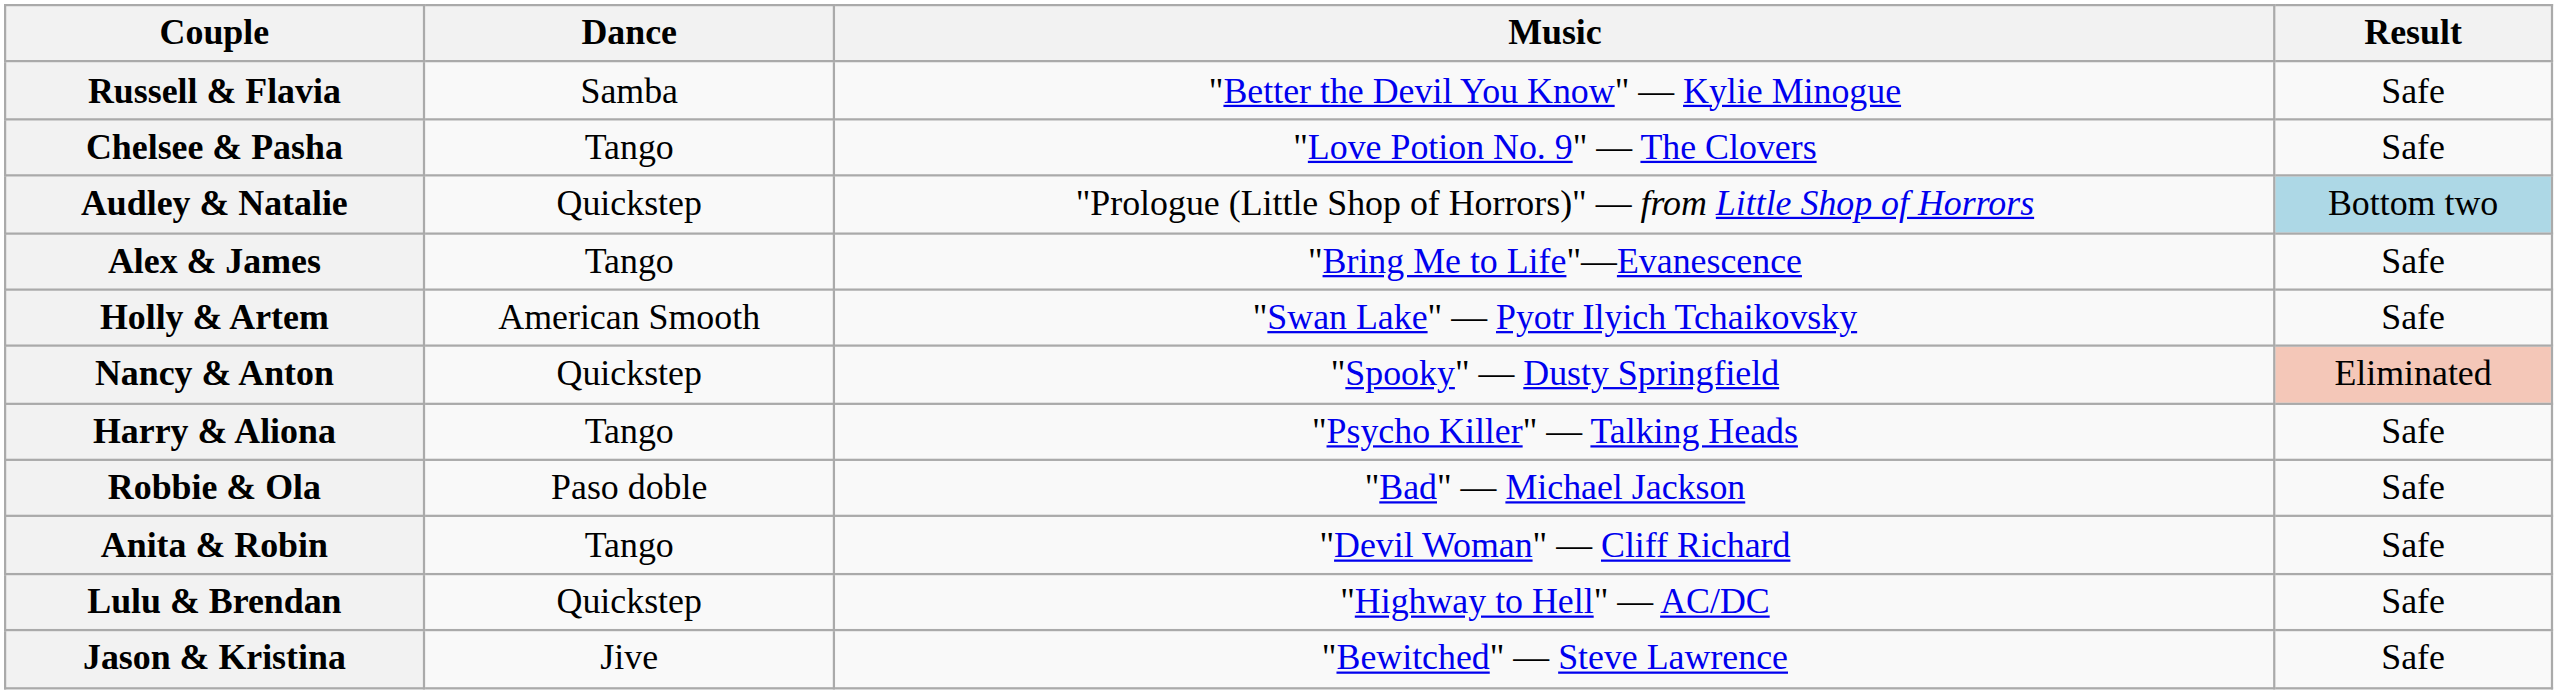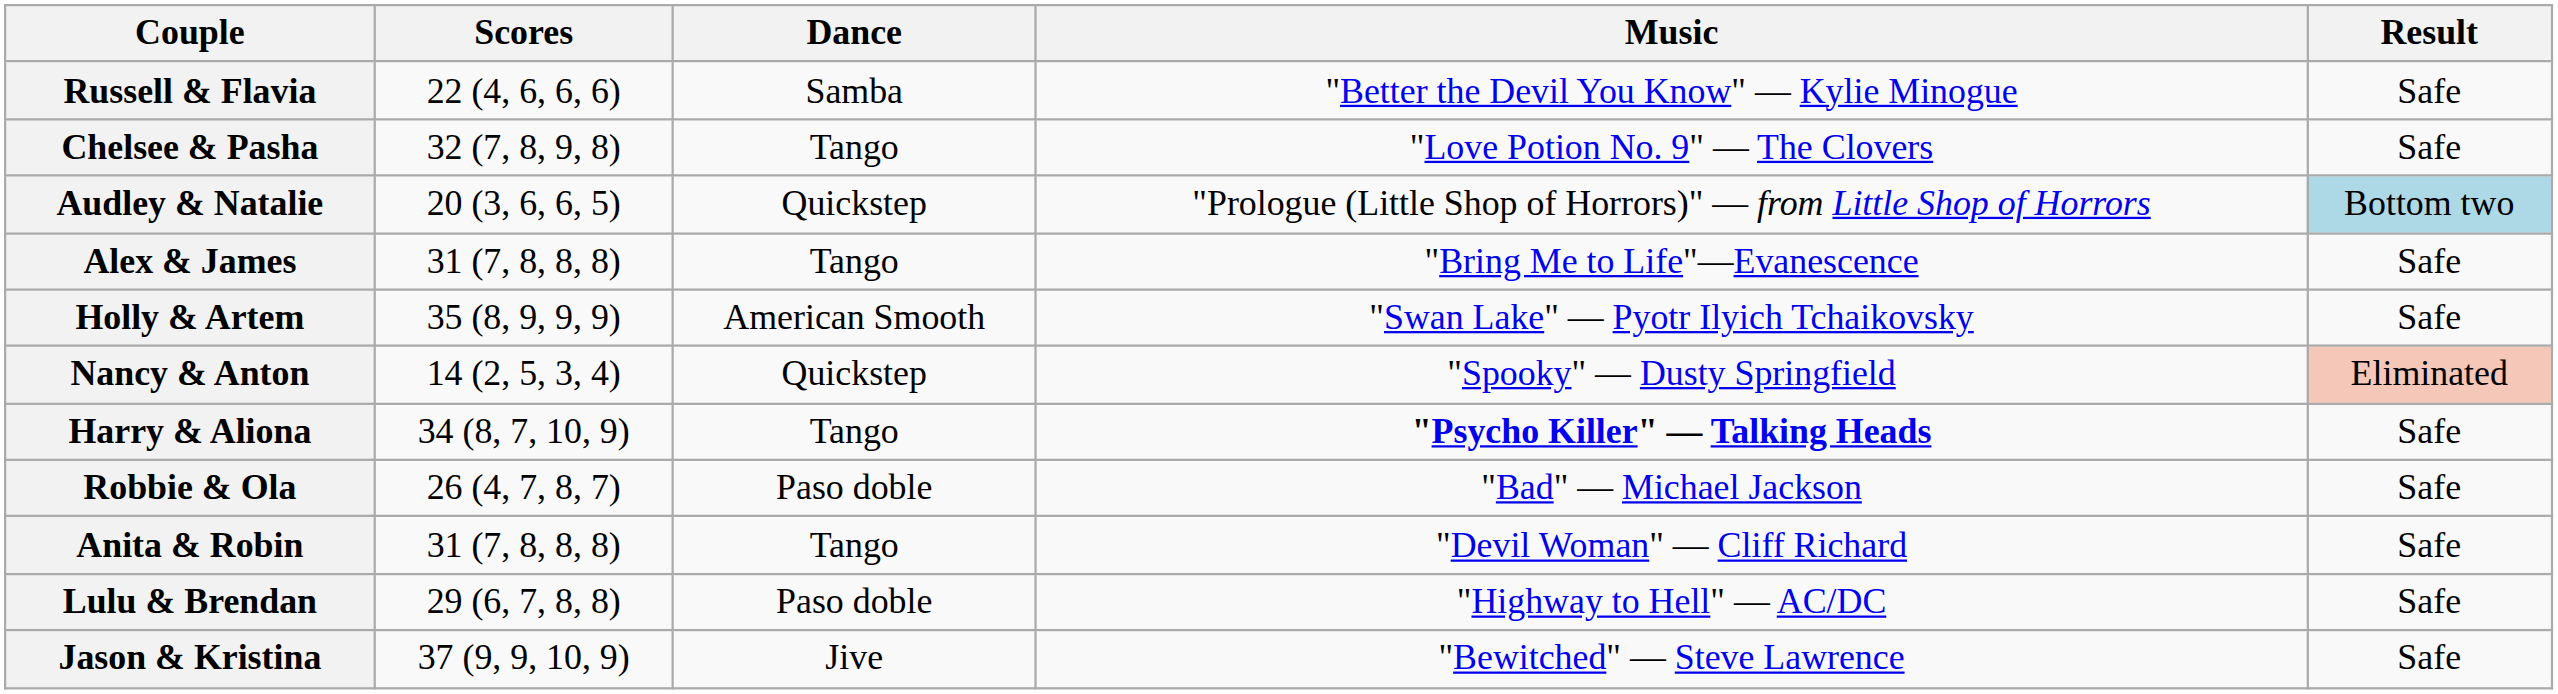+ column: (524, 32)
(1555, 430) normal -> (1672, 430) bold
(629, 601) Quickstep -> (854, 601) Paso doble
